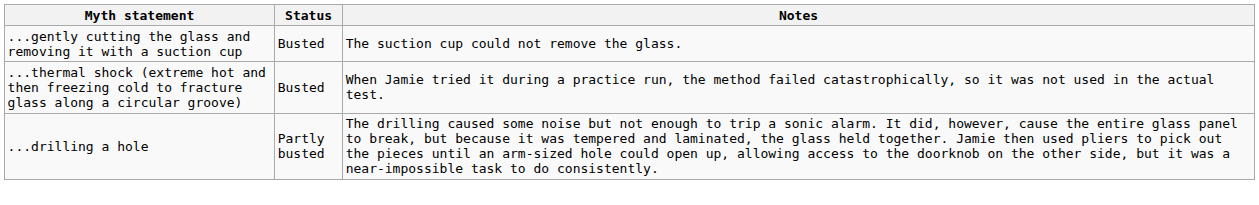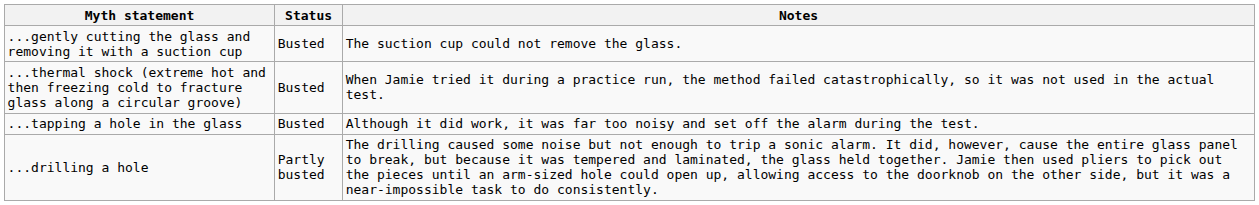+ row: (125, 124)
